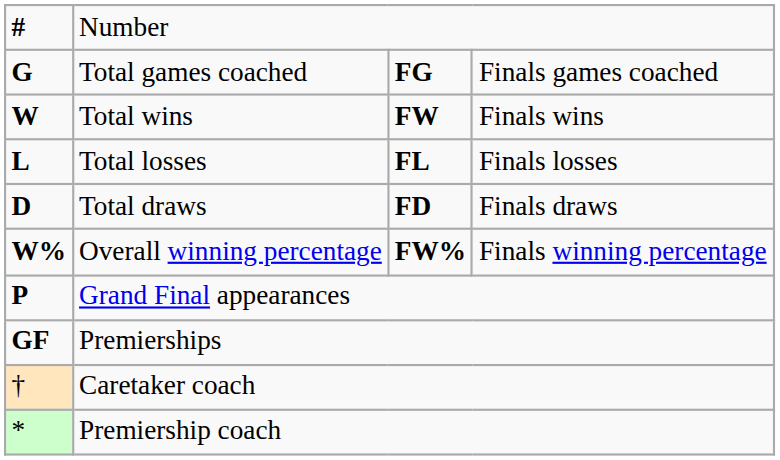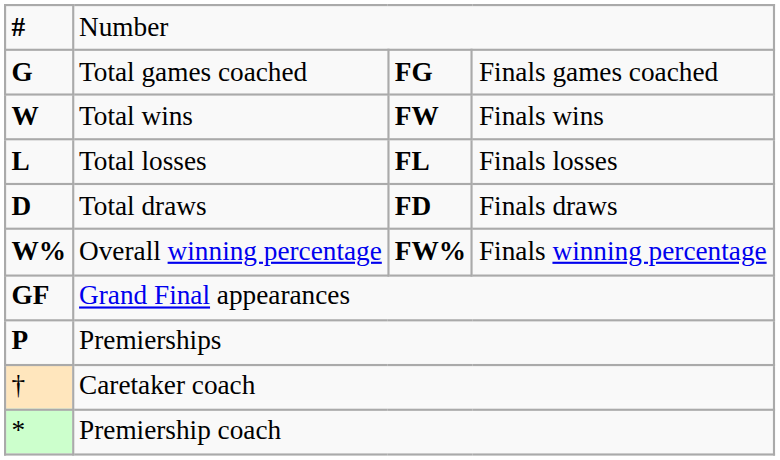(20, 296) P -> (30, 296) GF
(30, 341) GF -> (20, 341) P
